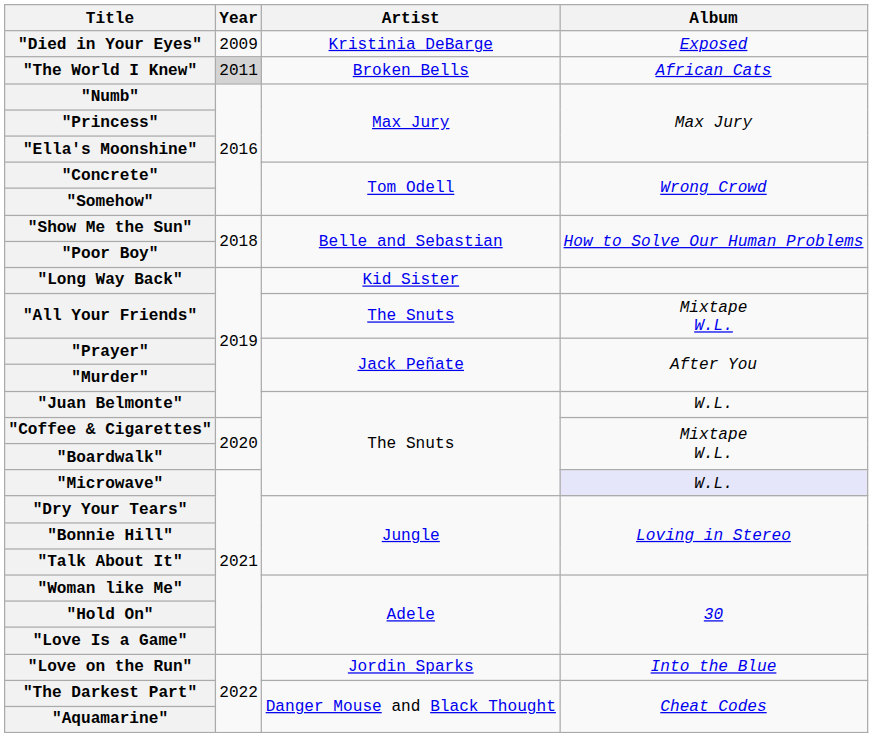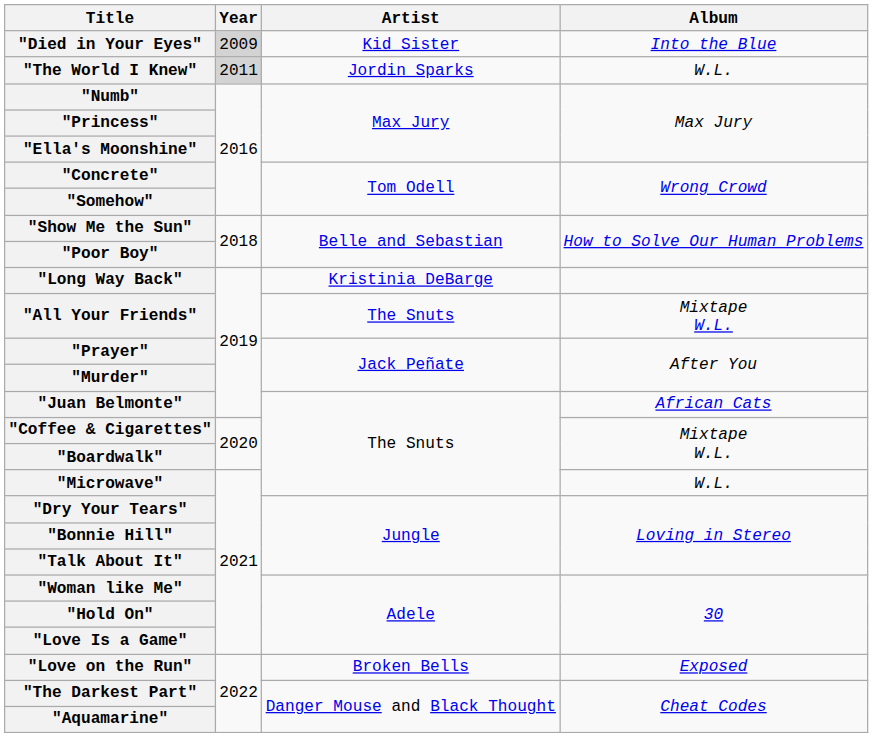(239, 44) no background -> (239, 44) lightgrey background
(411, 44) Kristinia DeBarge -> (411, 44) Kid Sister
(714, 44) Exposed -> (714, 44) Into the Blue
(411, 70) Broken Bells -> (411, 70) Jordin Sparks
(714, 70) African Cats -> (714, 70) W.L.
(411, 280) Kid Sister -> (411, 280) Kristinia DeBarge
(714, 404) W.L. -> (714, 404) African Cats
(714, 483) lavender background -> (714, 483) no background
(411, 667) Jordin Sparks -> (411, 667) Broken Bells
(714, 667) Into the Blue -> (714, 667) Exposed
